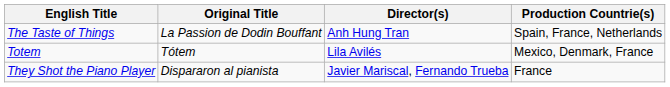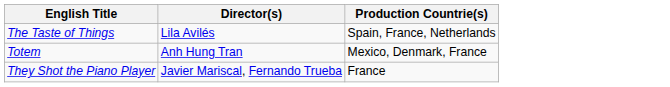- column: (241, 14)
(368, 33) Anh Hung Tran -> (188, 33) Lila Avilés
(354, 52) Lila Avilés -> (202, 52) Anh Hung Tran
